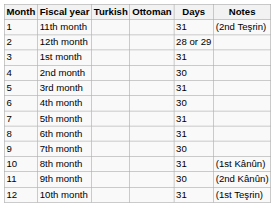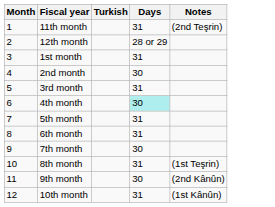- column: (152, 12)
(181, 103) no background -> (138, 103) paleturquoise background
(241, 164) (1st Kânûn) -> (195, 164) (1st Teşrin)
(239, 194) (1st Teşrin) -> (197, 194) (1st Kânûn)
